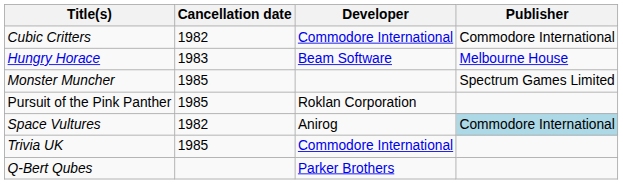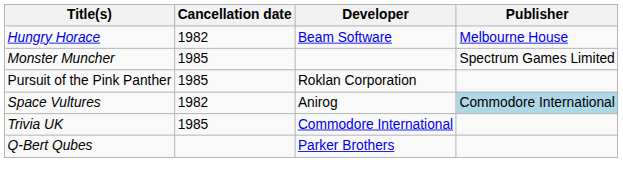- row: (49, 37)
(193, 59) 1983 -> (193, 37) 1982
